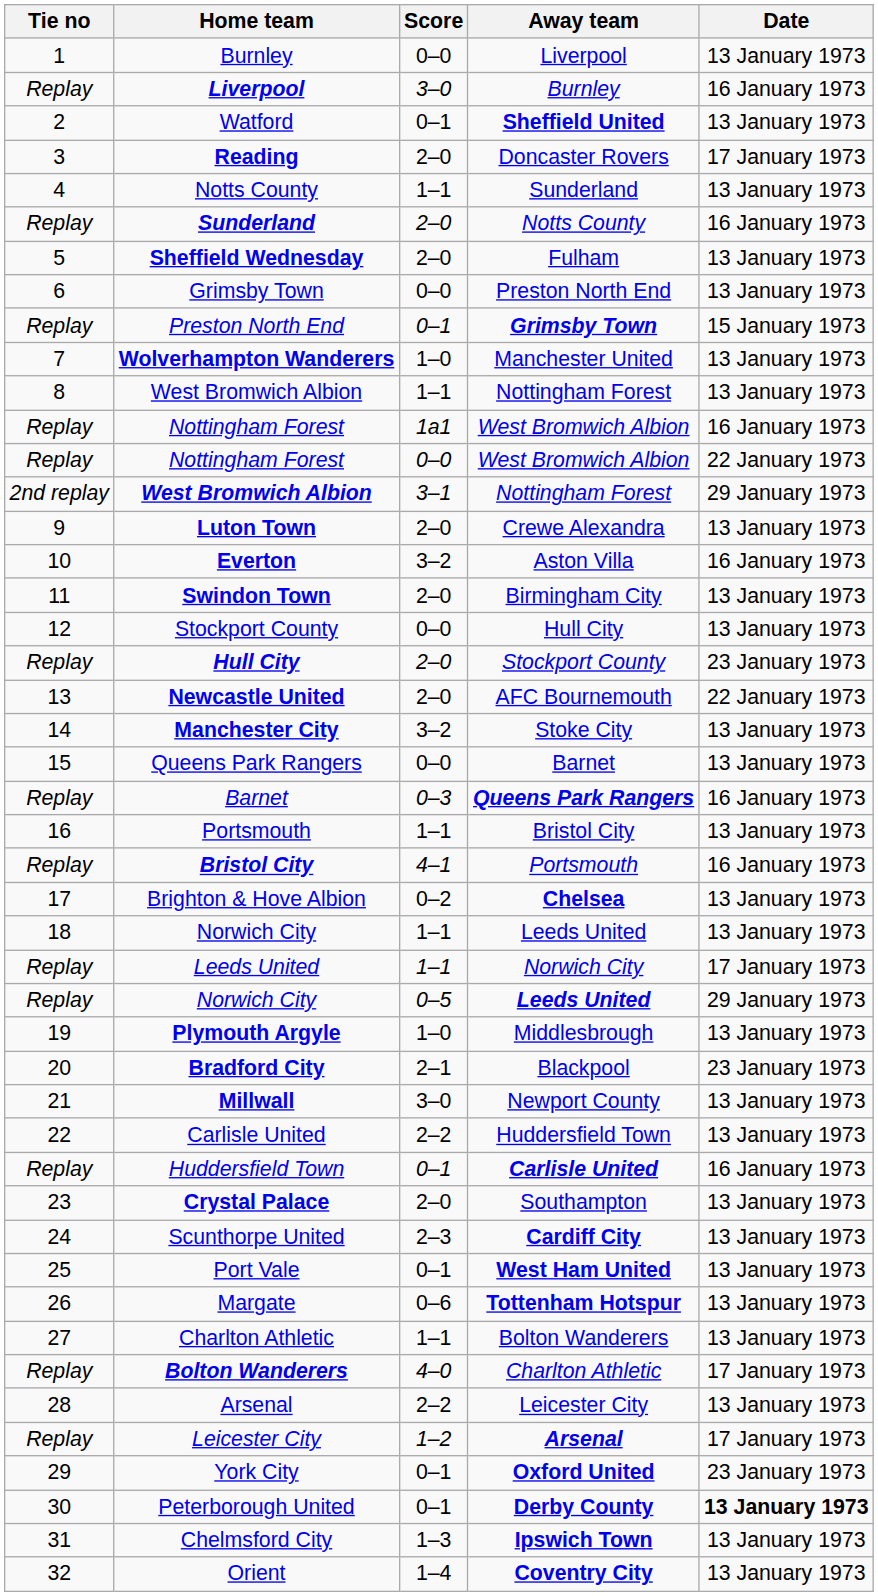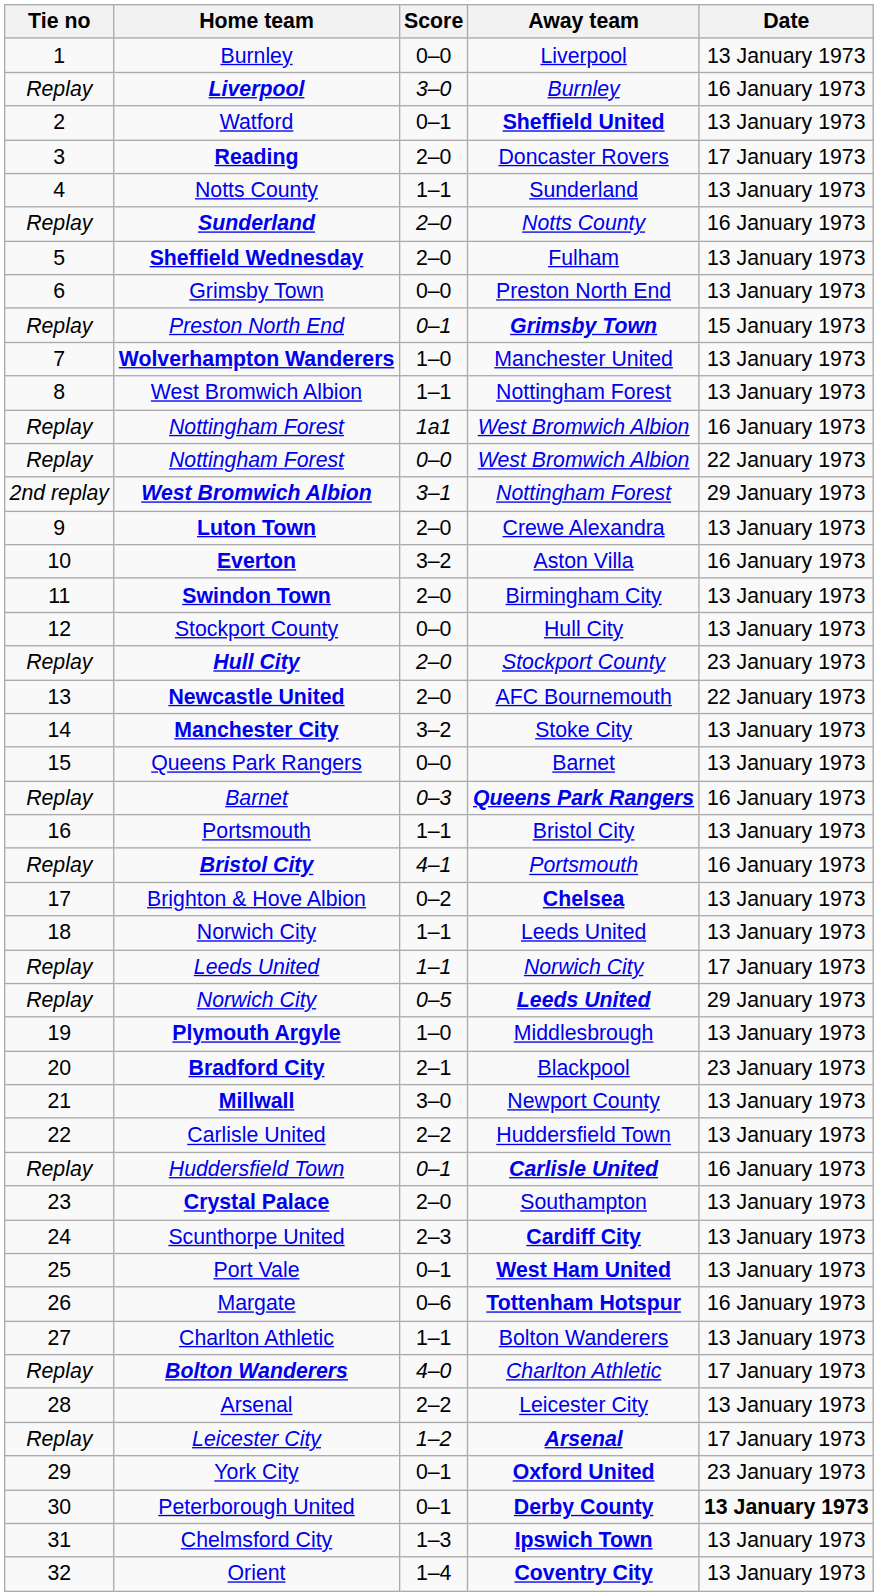(786, 1303) 13 January 1973 -> (786, 1303) 16 January 1973
